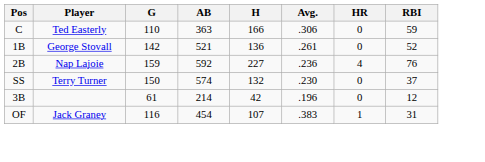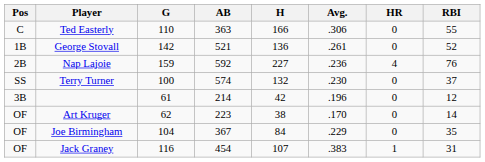(412, 30) 59 -> (451, 30) 55
(152, 81) 150 -> (166, 81) 100
+ row: (87, 115)
+ row: (87, 132)
